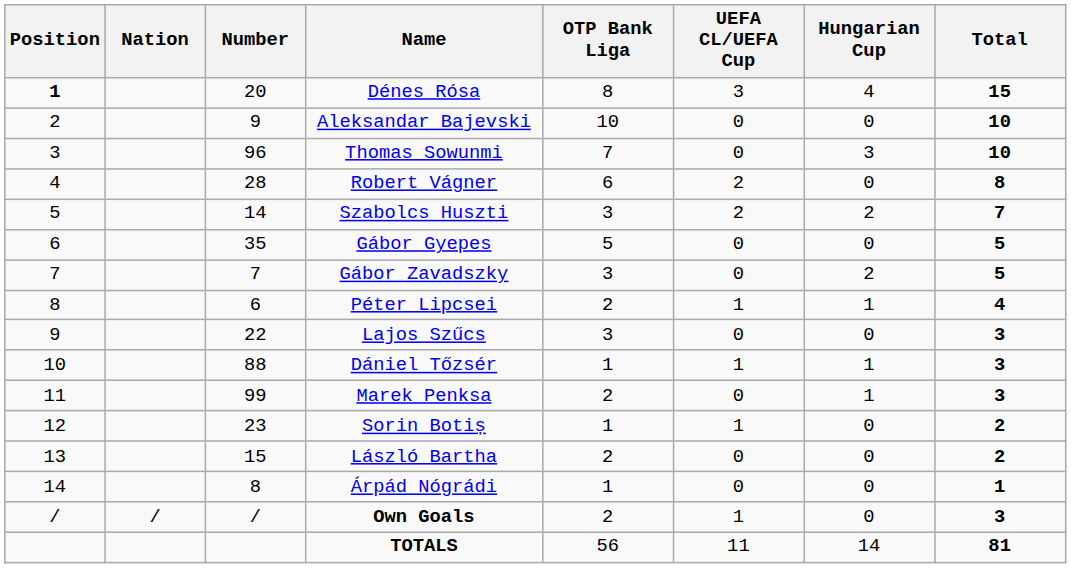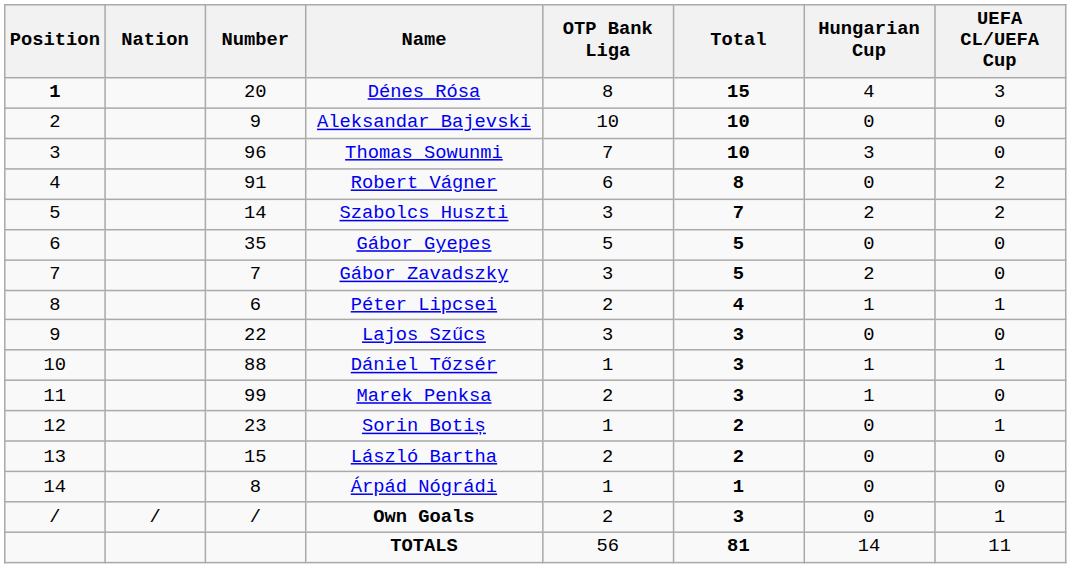columns swapped: (738, 42) <-> (1000, 42)
(255, 184) 28 -> (255, 184) 91
